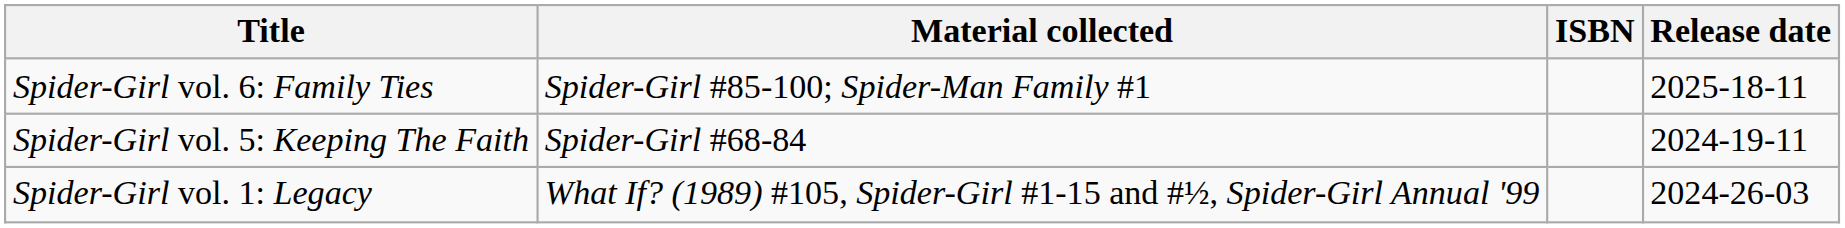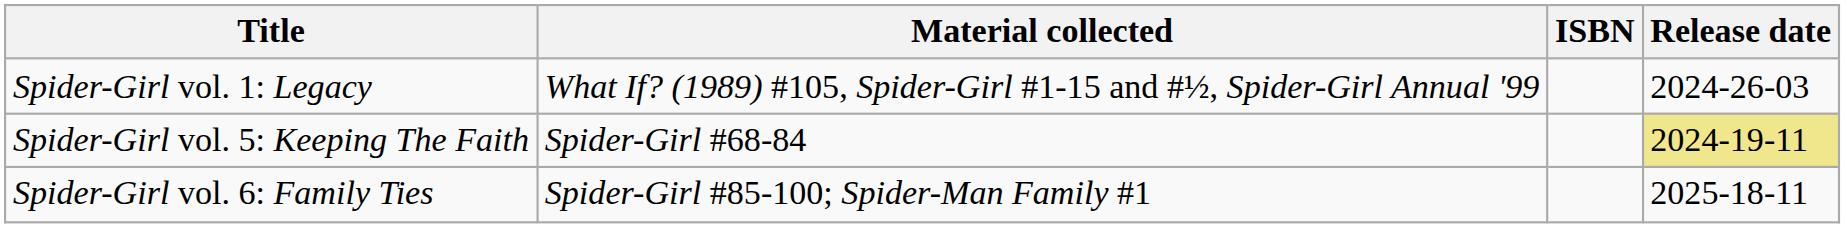rows swapped: (192, 193) <-> (223, 85)
(1729, 139) no background -> (1729, 139) khaki background
